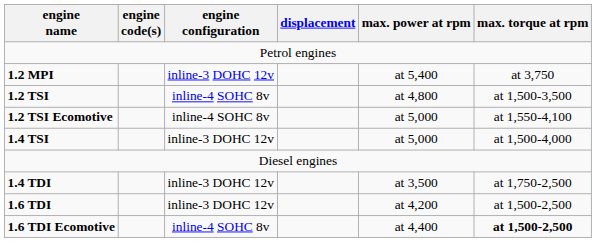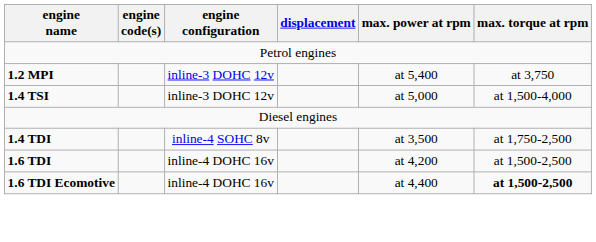- row: (28, 95)
- row: (60, 117)
(221, 182) inline-3 DOHC 12v -> (221, 139) inline-4 SOHC 8v
(221, 204) inline-3 DOHC 12v -> (221, 160) inline-4 DOHC 16v
(221, 226) inline-4 SOHC 8v -> (221, 182) inline-4 DOHC 16v
